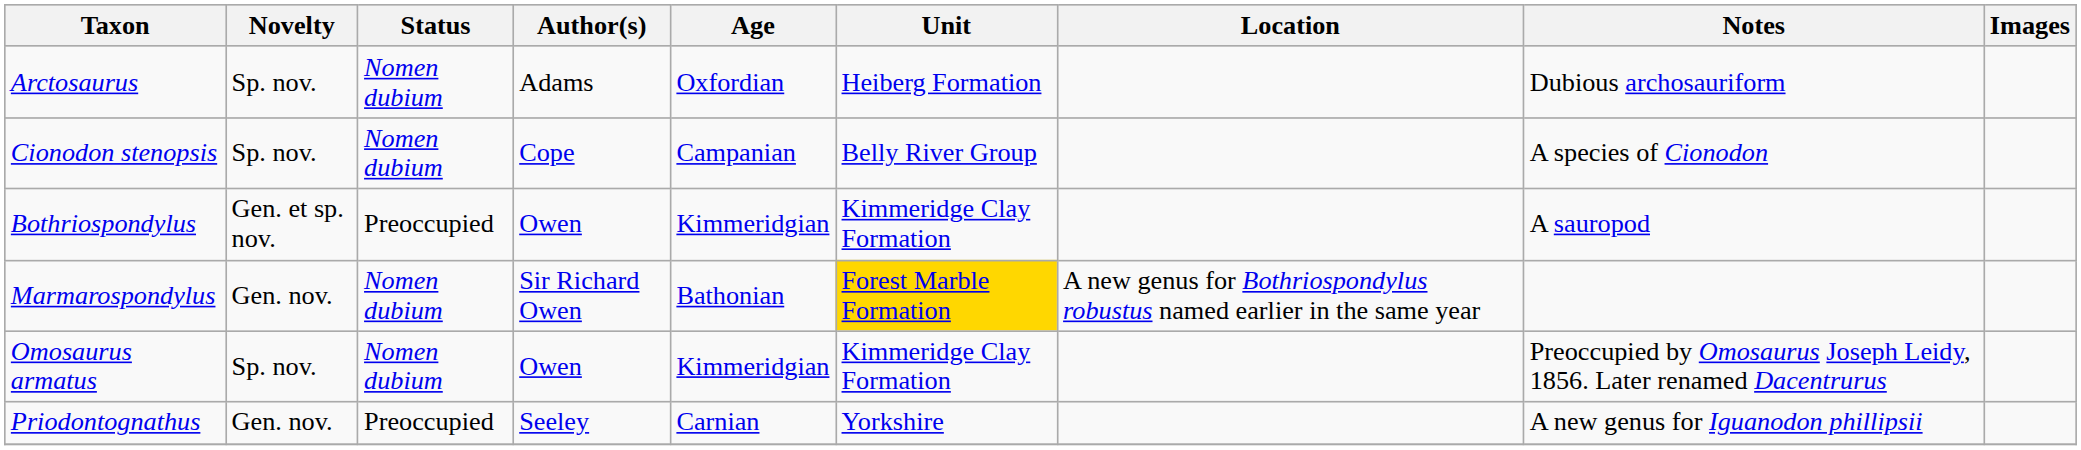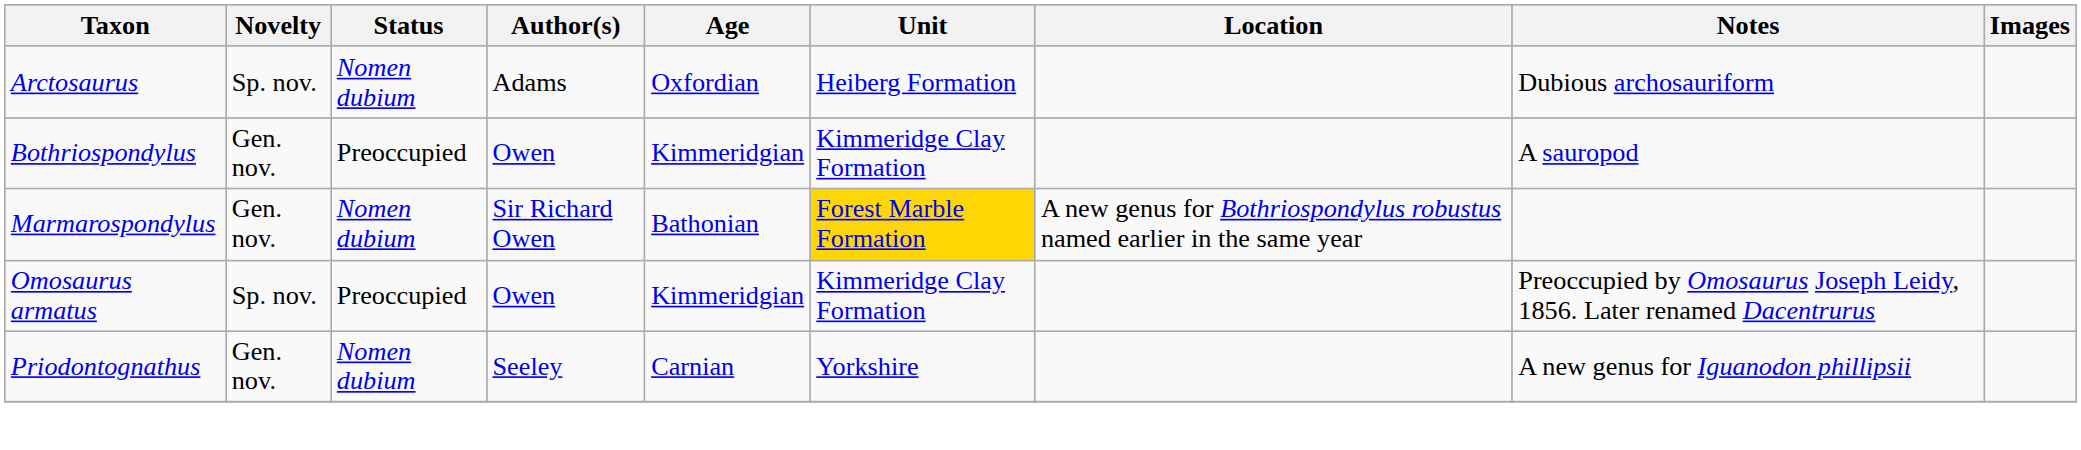- row: (114, 152)
(288, 223) Gen. et sp. nov. -> (257, 152) Gen. nov.
(403, 366) Nomen dubium -> (402, 295) Preoccupied
(429, 422) Preoccupied -> (376, 366) Nomen dubium
